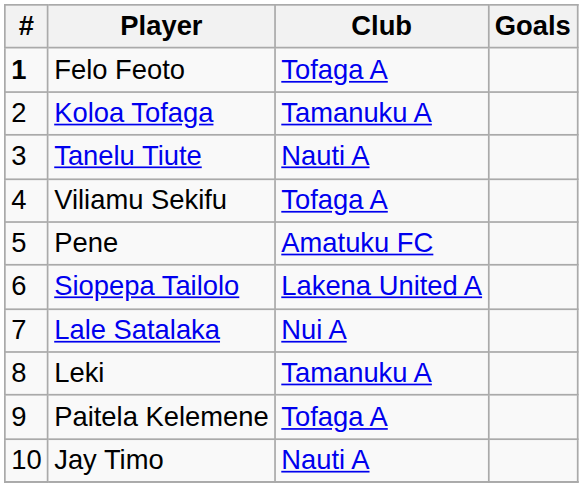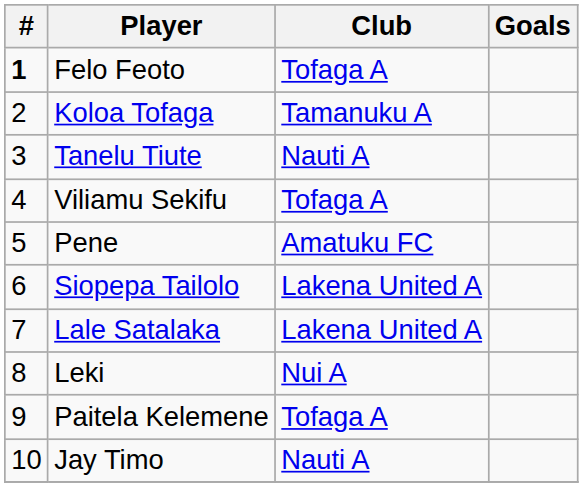(314, 329) Nui A -> (382, 329) Lakena United A
(357, 373) Tamanuku A -> (314, 373) Nui A
